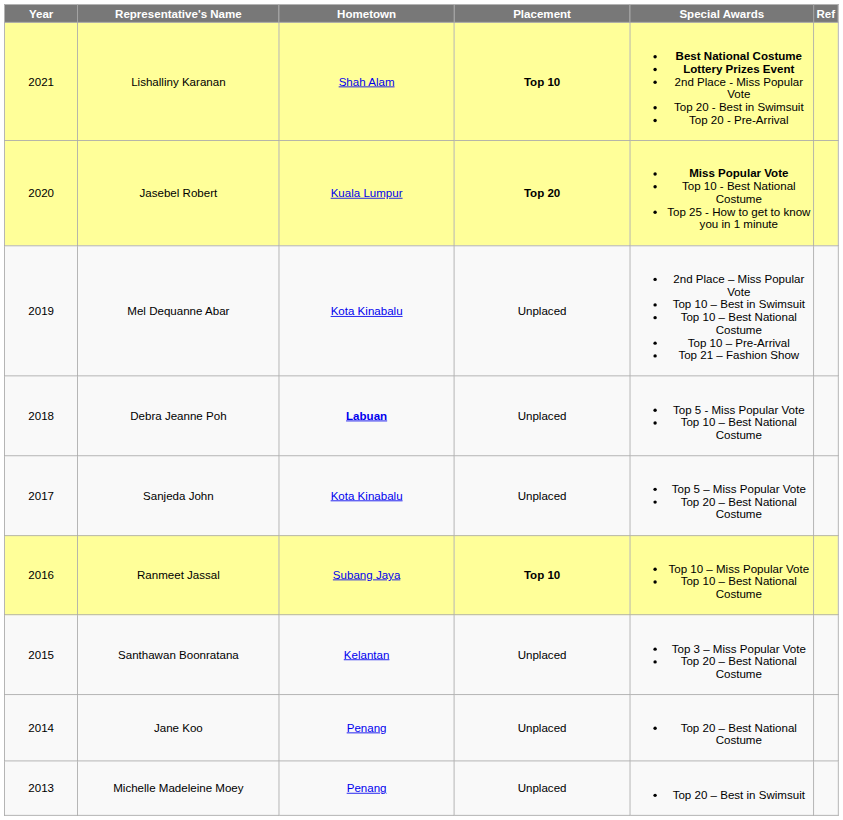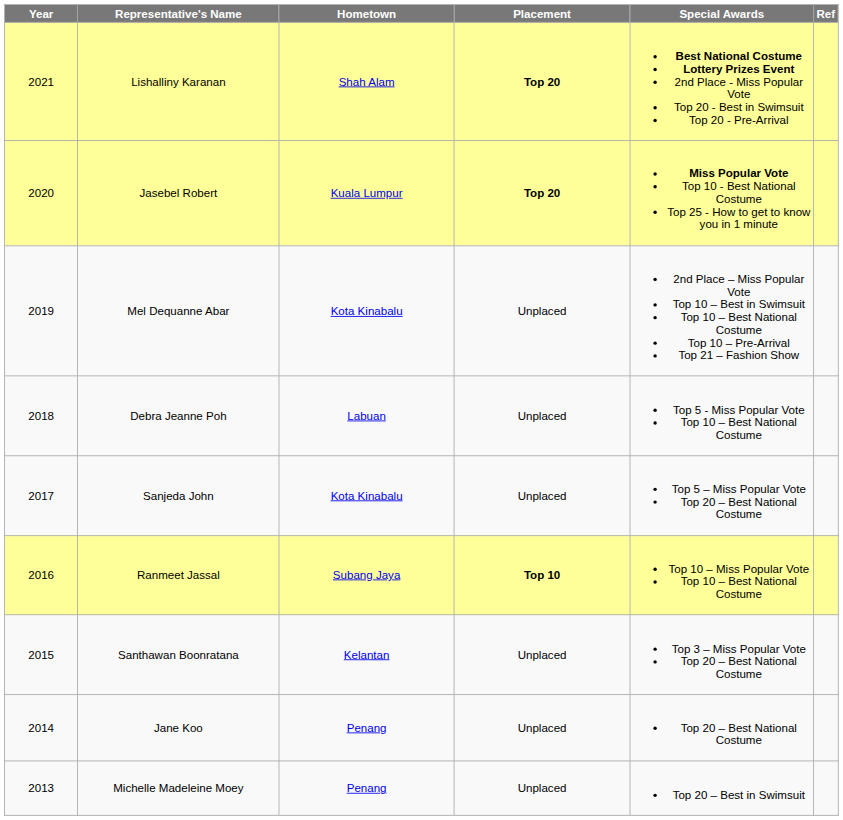(542, 81) Top 10 -> (542, 81) Top 20
(367, 416) bold -> (367, 416) normal
